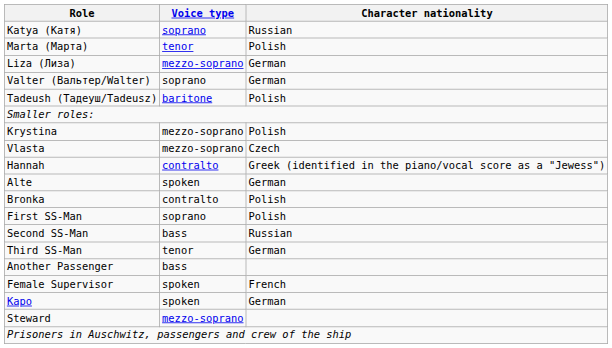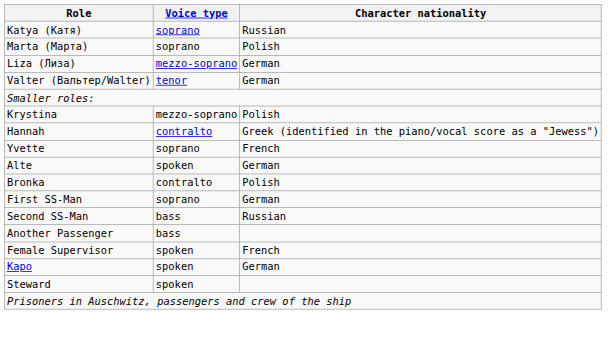(178, 47) tenor -> (178, 47) soprano
(184, 81) soprano -> (171, 81) tenor
- row: (82, 98)
- row: (26, 148)
+ row: (26, 148)
(267, 216) Polish -> (261, 199) German
- row: (44, 250)
(203, 318) mezzo-soprano -> (175, 284) spoken
